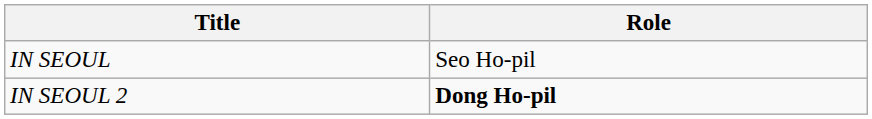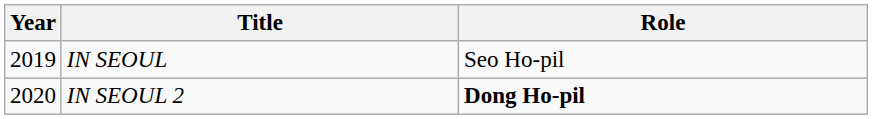+ column: (33, 22)
